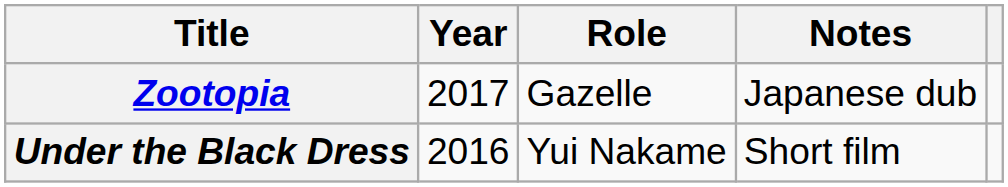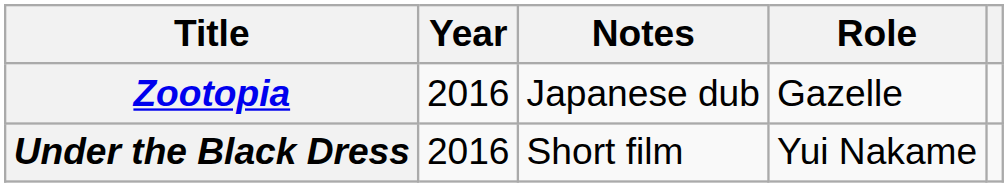columns swapped: (627, 33) <-> (860, 33)
(468, 92) 2017 -> (468, 92) 2016
